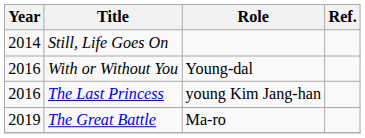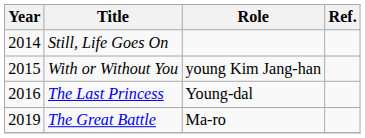(24, 68) 2016 -> (24, 68) 2015
(219, 68) Young-dal -> (253, 68) young Kim Jang-han
(253, 94) young Kim Jang-han -> (219, 94) Young-dal
